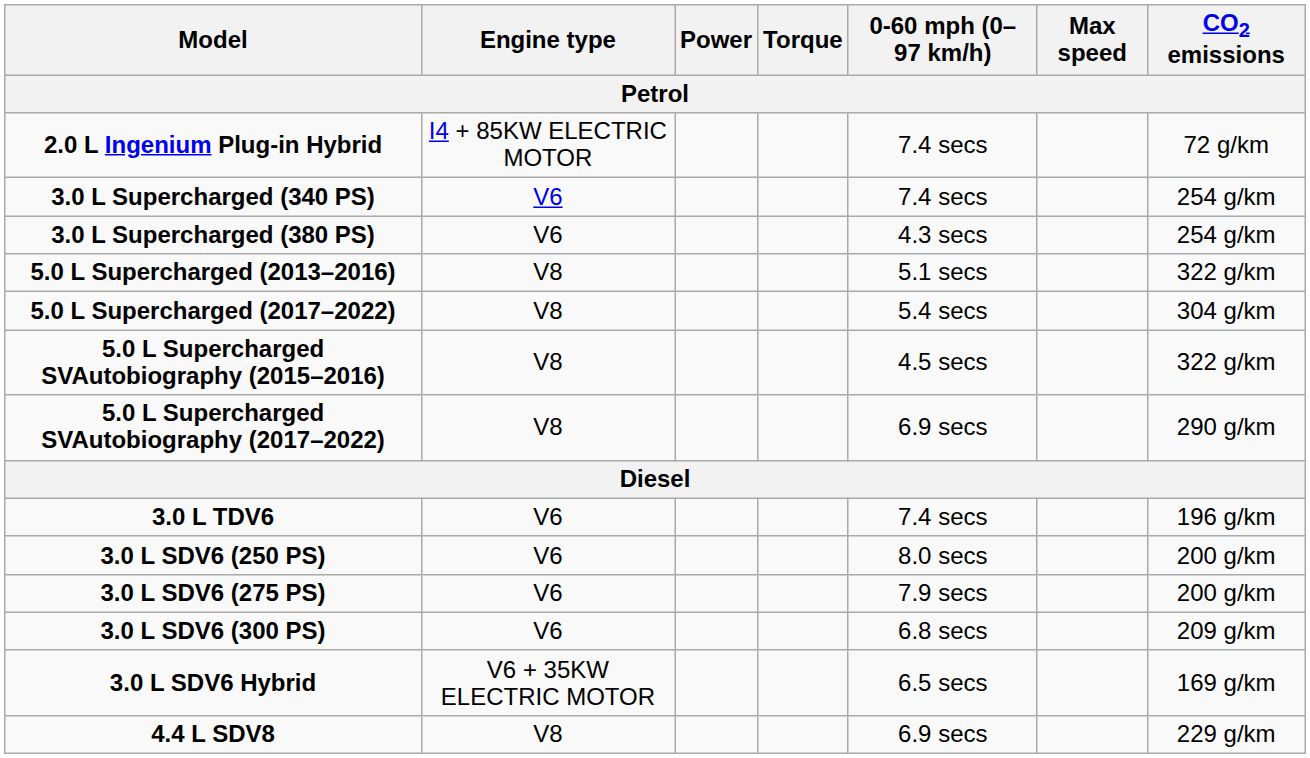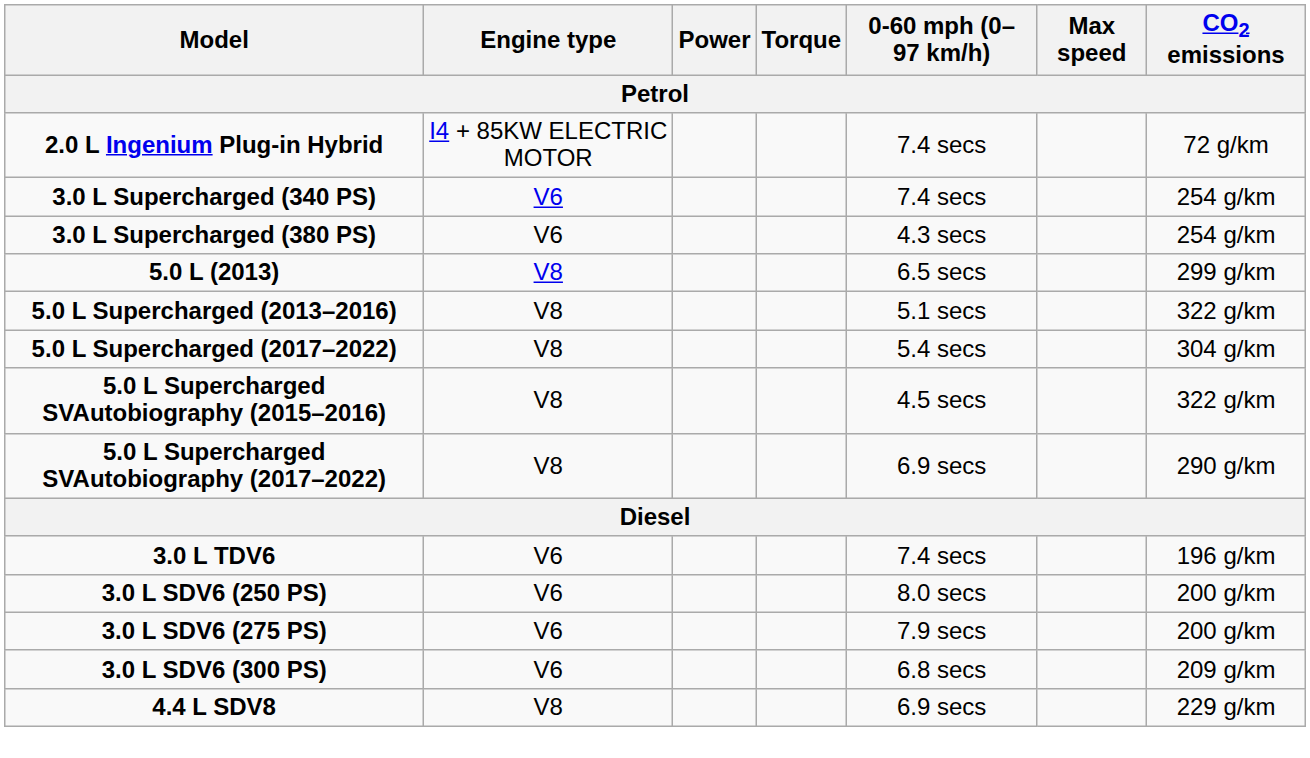+ row: (214, 272)
- row: (213, 682)
